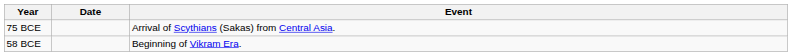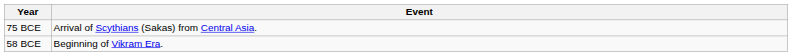- column: (90, 12)
